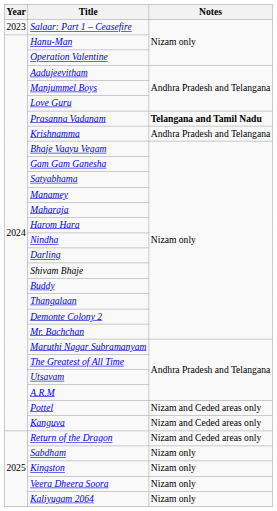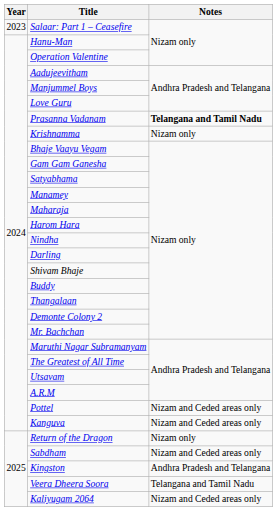(211, 133) Andhra Pradesh and Telangana -> (173, 133) Nizam only
(206, 438) Nizam and Ceded areas only -> (173, 438) Nizam only
(173, 453) Nizam only -> (206, 453) Nizam and Ceded areas only
(173, 468) Nizam only -> (211, 468) Andhra Pradesh and Telangana
(173, 484) Nizam only -> (202, 484) Telangana and Tamil Nadu
(173, 499) Nizam only -> (206, 499) Nizam and Ceded areas only
